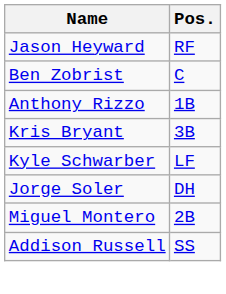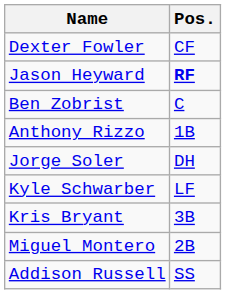+ row: (77, 47)
(184, 47) normal -> (184, 76) bold
rows swapped: (66, 132) <-> (66, 189)
